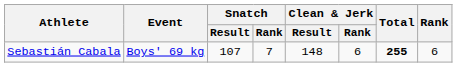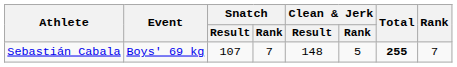(357, 52) 6 -> (357, 52) 5
(434, 52) 6 -> (434, 52) 7
